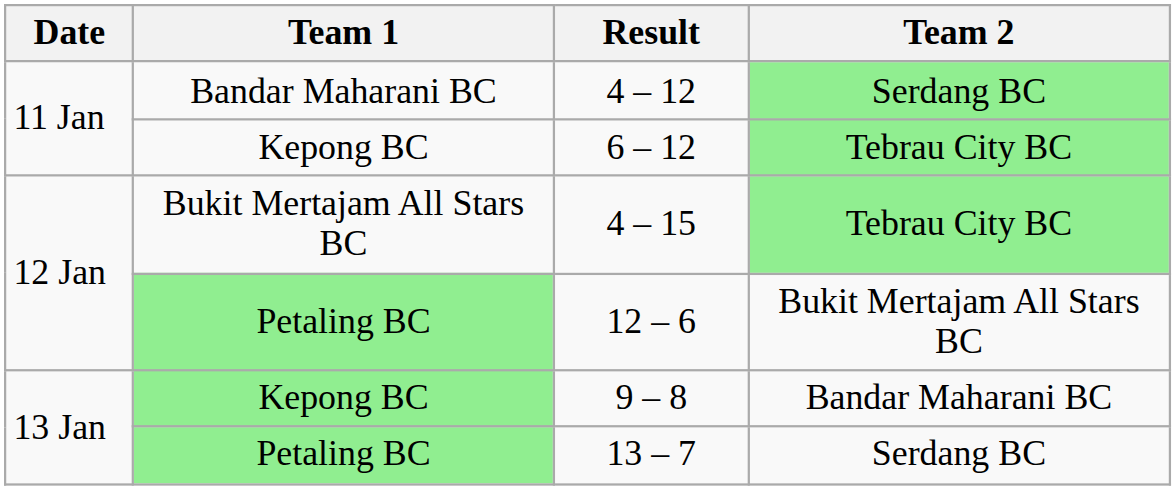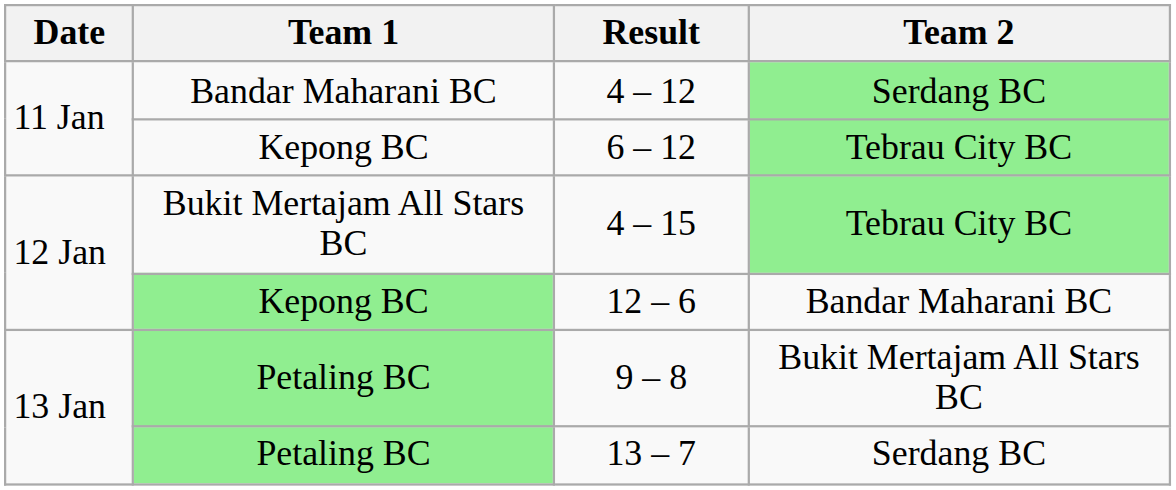(344, 320) Petaling BC -> (344, 300) Kepong BC
(959, 320) Bukit Mertajam All Stars BC -> (959, 300) Bandar Maharani BC
(344, 397) Kepong BC -> (344, 377) Petaling BC
(959, 397) Bandar Maharani BC -> (959, 377) Bukit Mertajam All Stars BC
